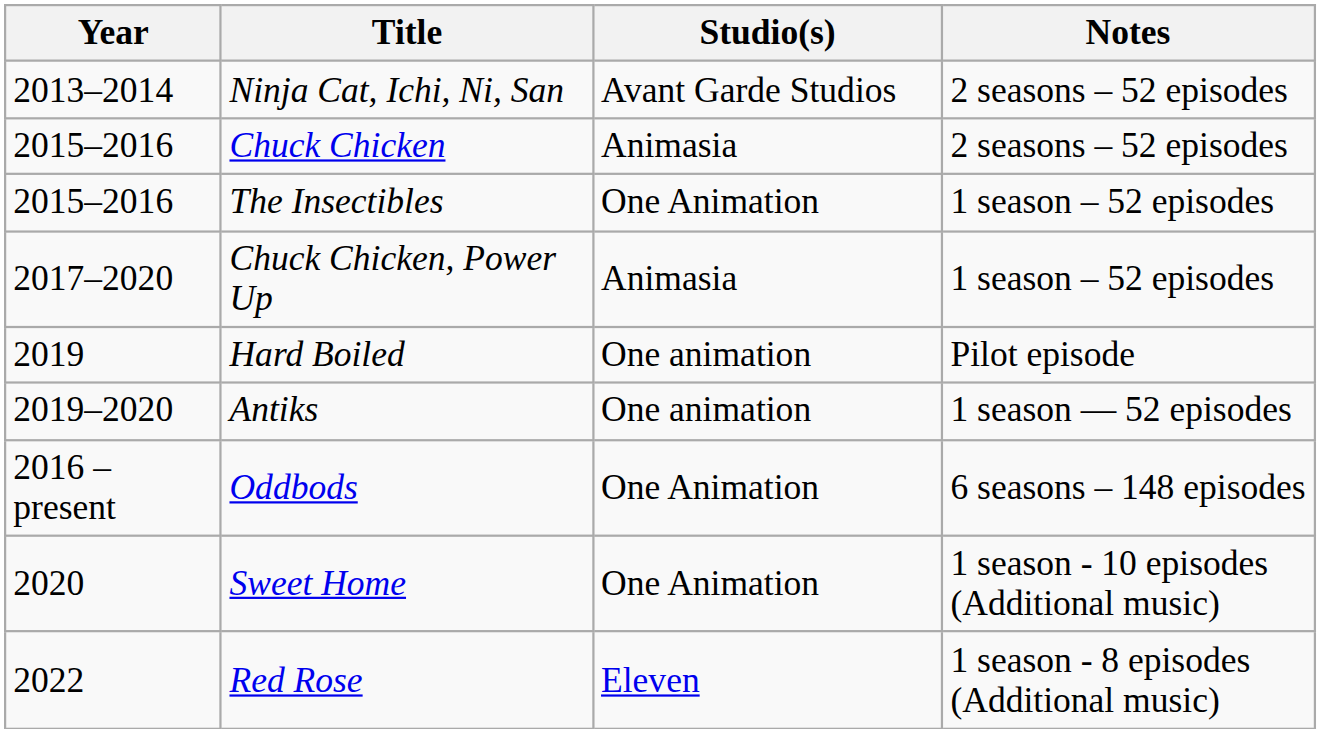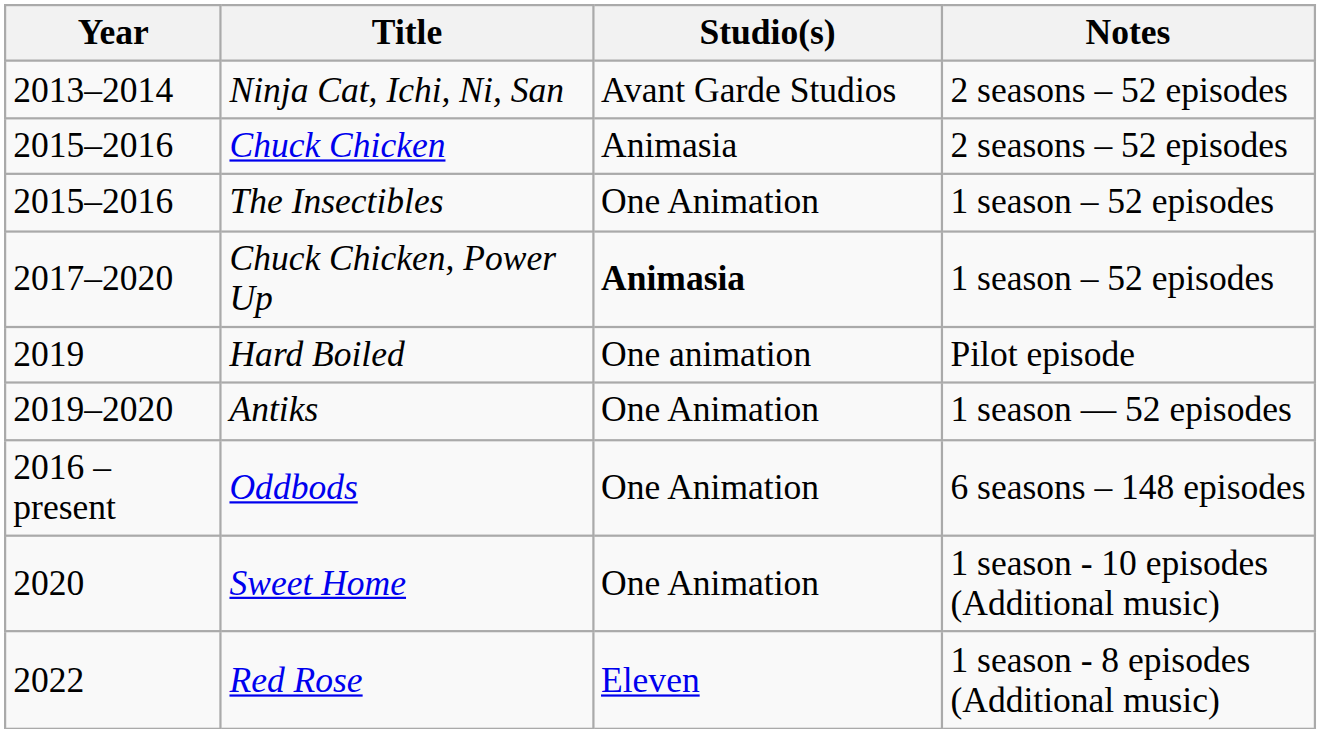(669, 277) normal -> (673, 277) bold
(706, 410) One animation -> (710, 410) One Animation
